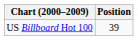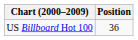(114, 27) 39 -> (114, 27) 36
